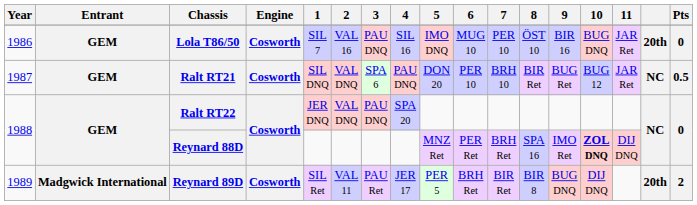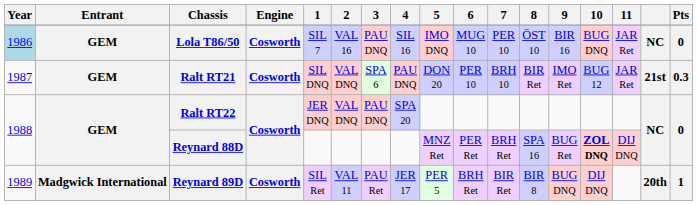(20, 42) no background -> (20, 42) lightblue background
(655, 42) 20th -> (655, 42) NC
(564, 77) BUG Ret -> (564, 77) IMO Ret
(655, 77) NC -> (655, 77) 21st
(681, 77) 0.5 -> (681, 77) 0.3
(564, 147) IMO Ret -> (564, 147) BUG Ret
(681, 183) 2 -> (681, 183) 1
